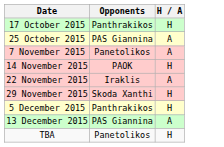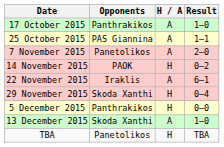+ column: (202, 11)
(170, 25) H -> (170, 25) A
(122, 121) PAS Giannina -> (122, 121) Skoda Xanthi
